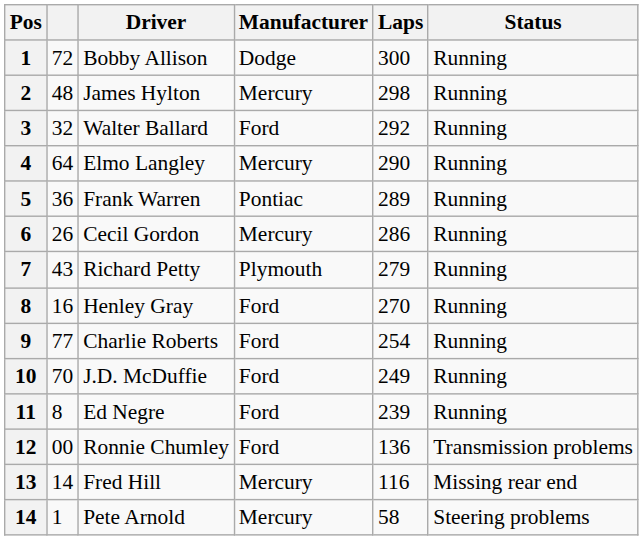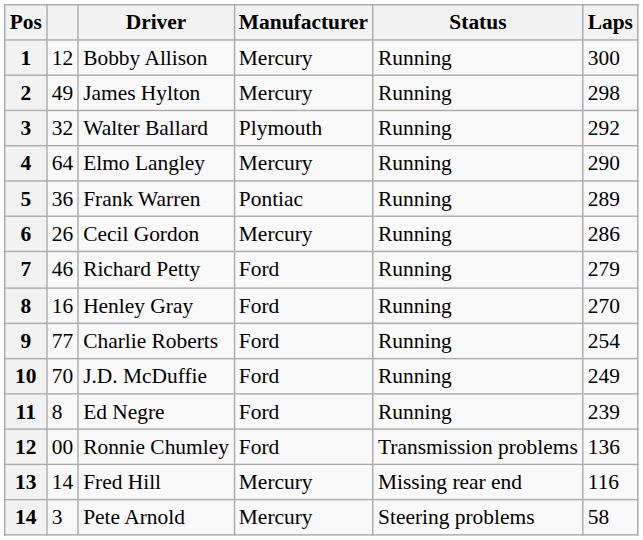columns swapped: (401, 22) <-> (533, 22)
(62, 57) 72 -> (62, 57) 12
(267, 57) Dodge -> (276, 57) Mercury
(62, 93) 48 -> (62, 93) 49
(259, 128) Ford -> (280, 128) Plymouth
(62, 269) 43 -> (62, 269) 46
(280, 269) Plymouth -> (259, 269) Ford
(57, 517) 1 -> (57, 517) 3
